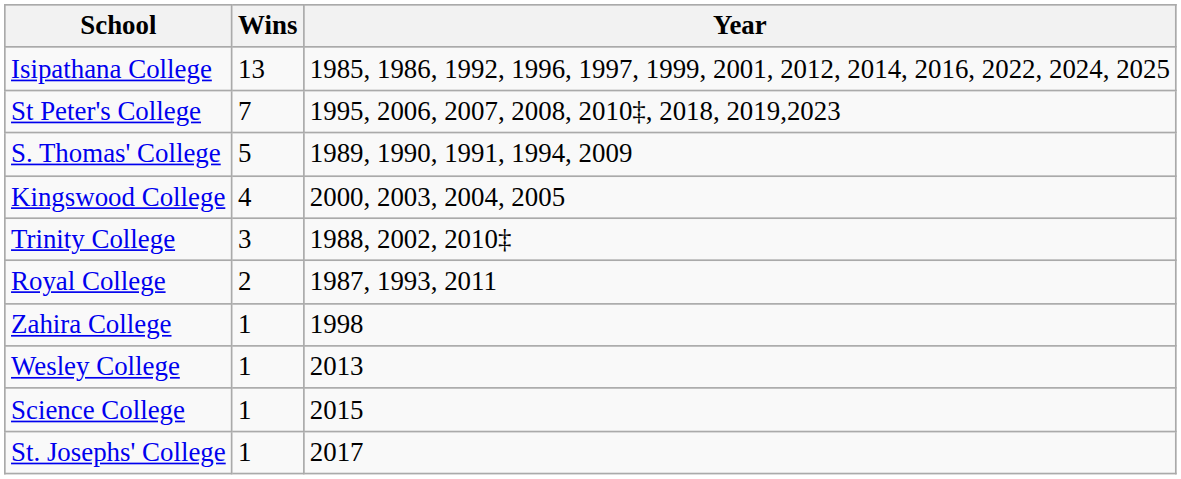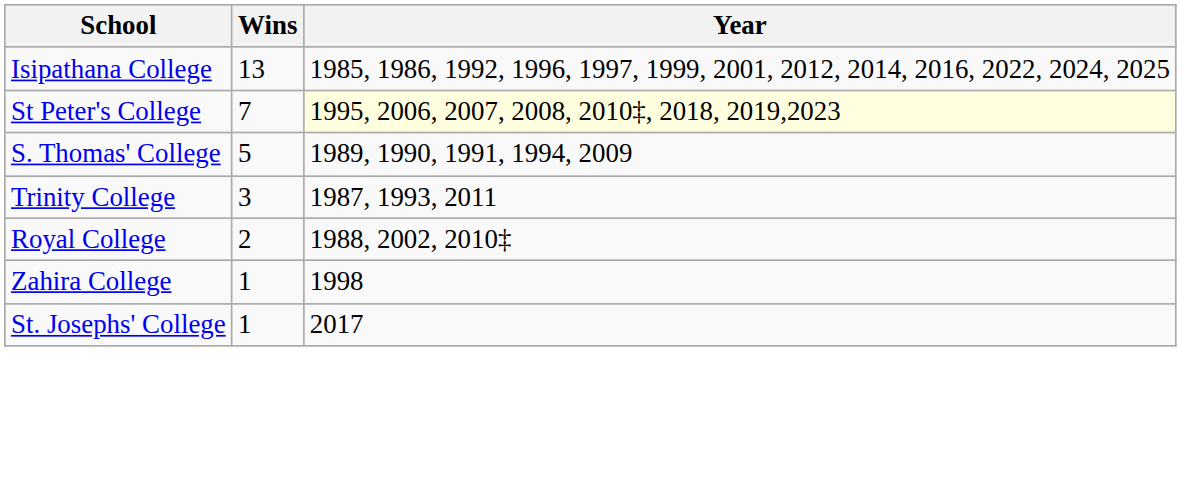(575, 111) no background -> (575, 111) lightyellow background
- row: (118, 196)
(411, 238) 1988, 2002, 2010‡ -> (403, 196) 1987, 1993, 2011
(403, 281) 1987, 1993, 2011 -> (411, 238) 1988, 2002, 2010‡
- row: (95, 366)
- row: (98, 409)
